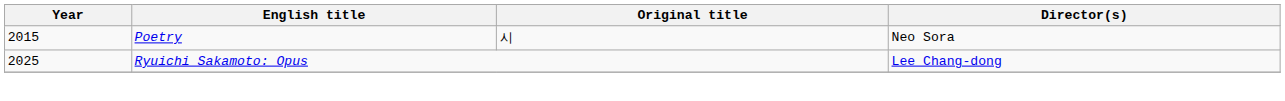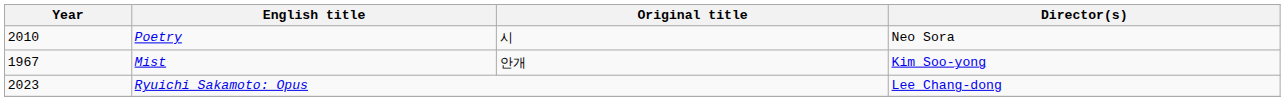(23, 38) 2015 -> (23, 38) 2010
+ row: (150, 63)
(23, 61) 2025 -> (23, 85) 2023
